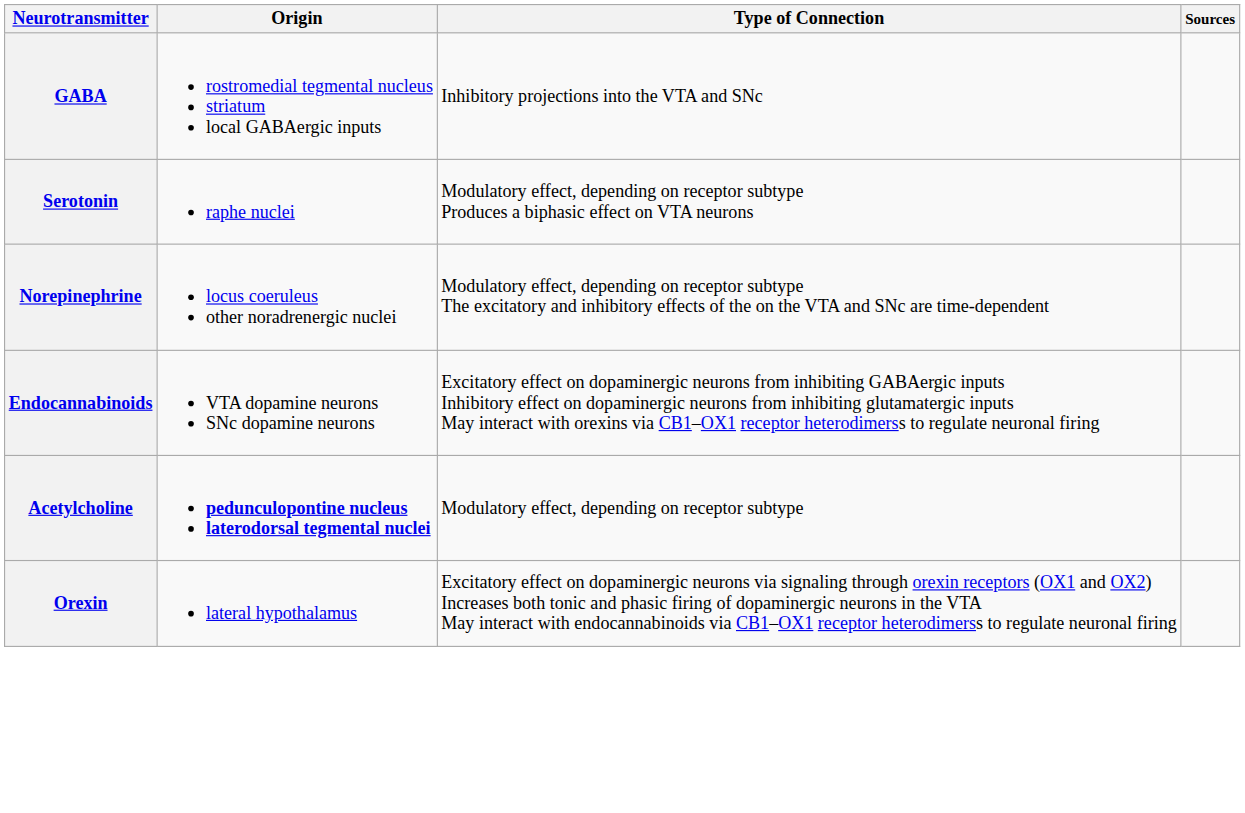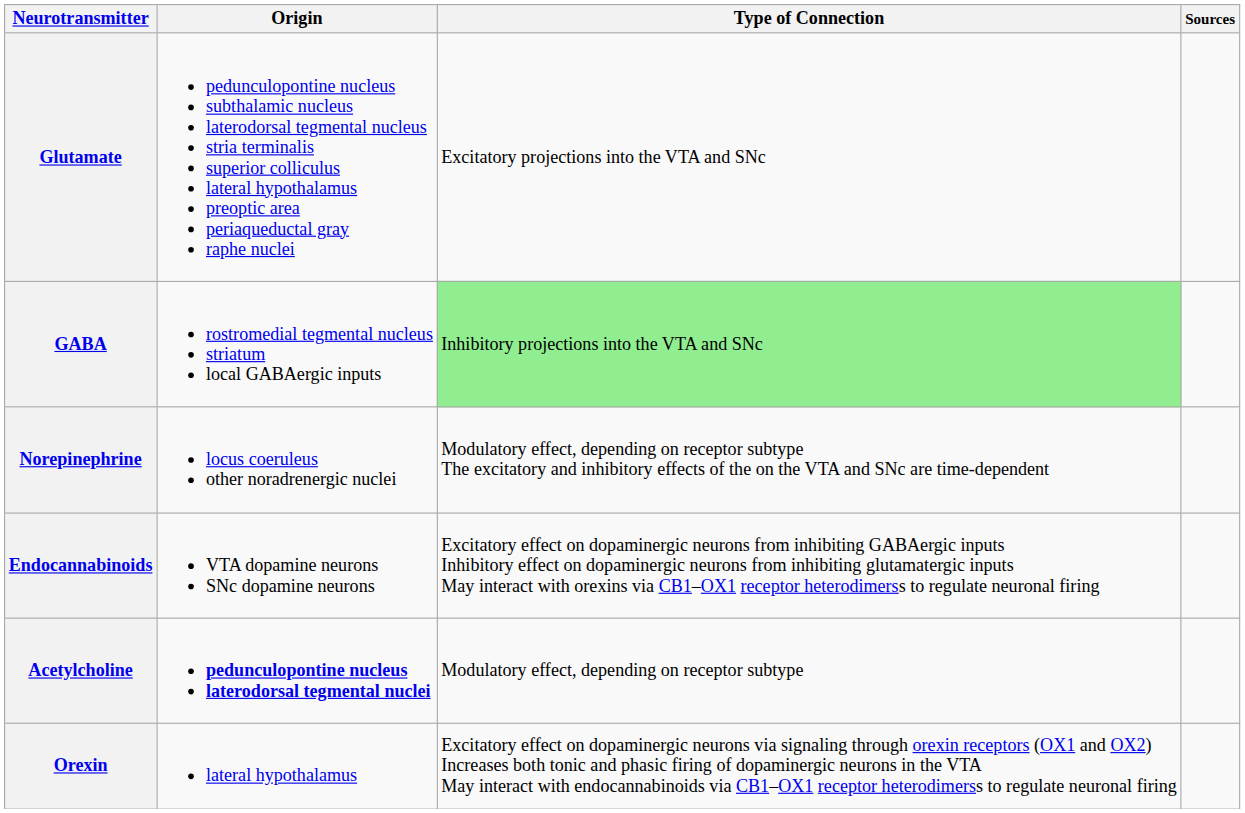+ row: (81, 157)
(602, 96) no background -> (602, 343) lightgreen background
- row: (81, 201)
